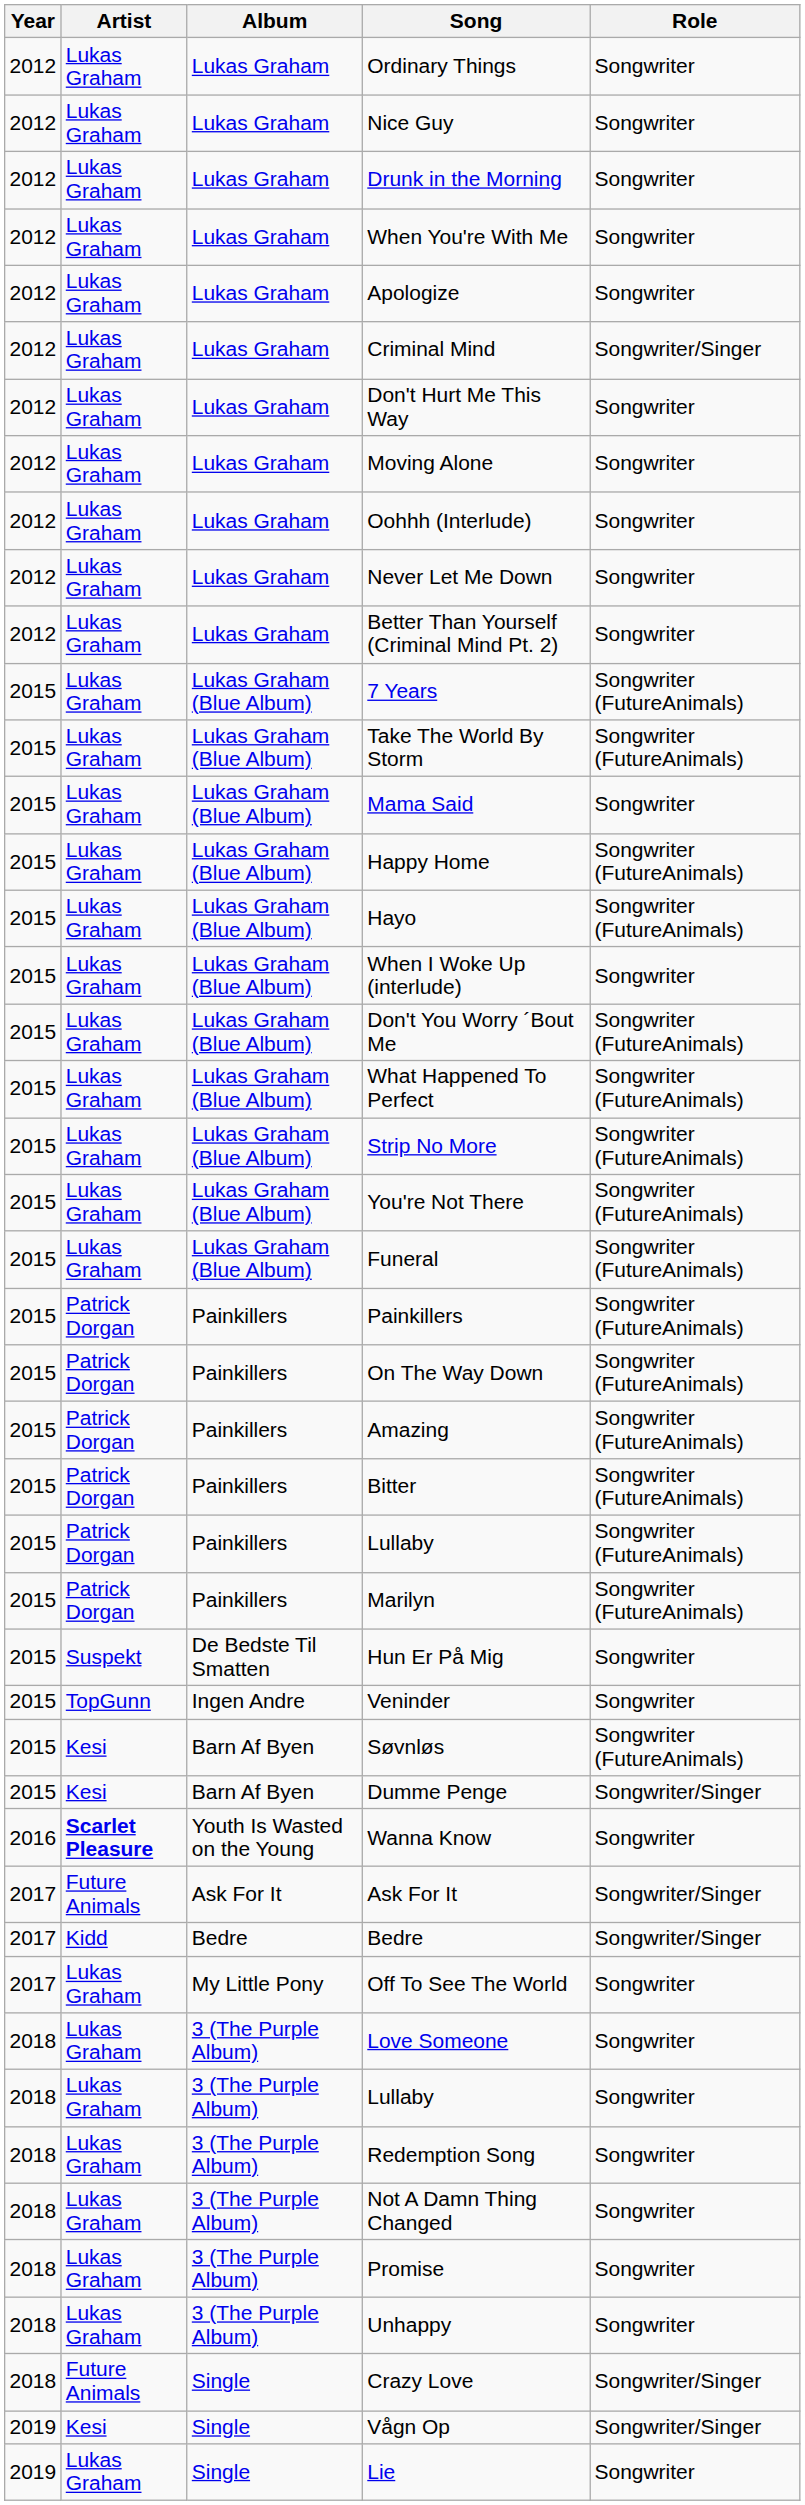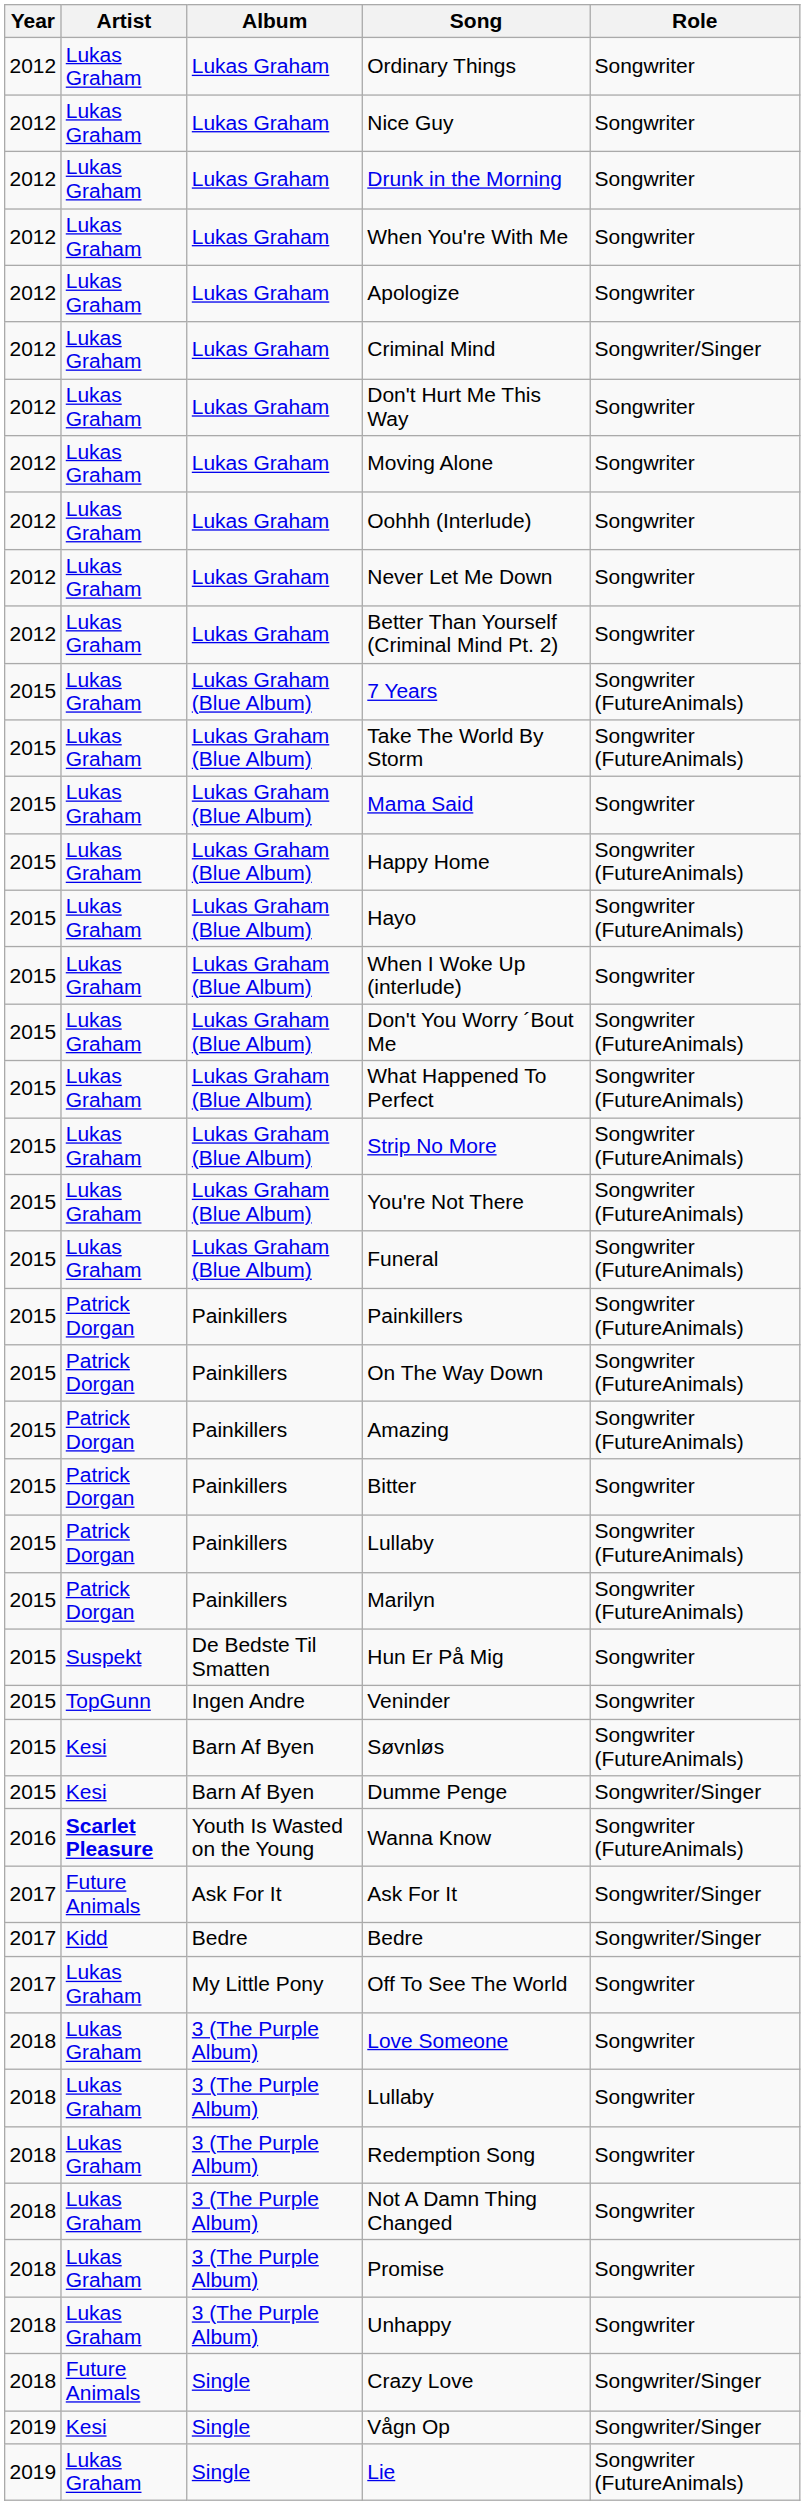(669, 1486) Songwriter (FutureAnimals) -> (645, 1486) Songwriter
(645, 1837) Songwriter -> (669, 1837) Songwriter (FutureAnimals)
(645, 2471) Songwriter -> (669, 2471) Songwriter (FutureAnimals)
